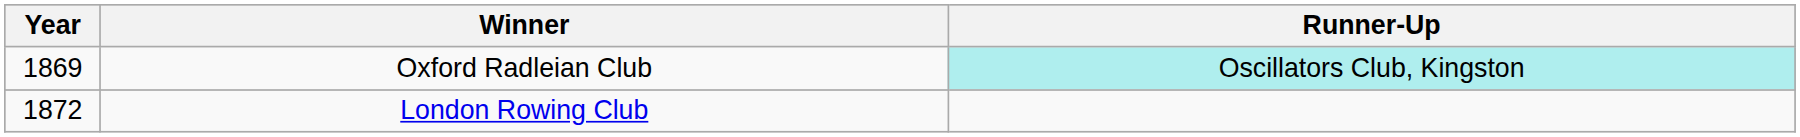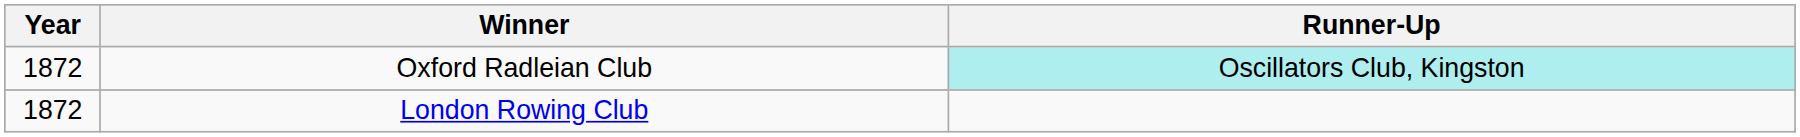(53, 68) 1869 -> (53, 68) 1872
